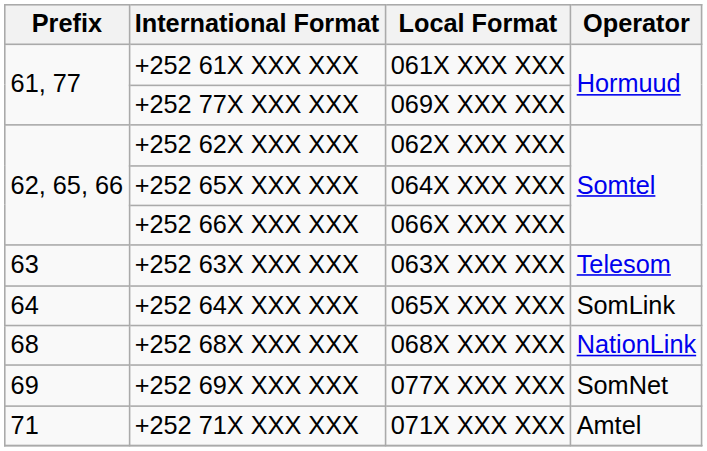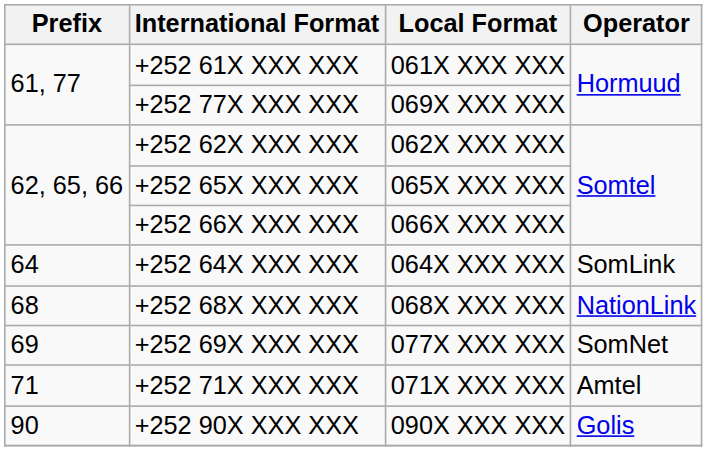(478, 184) 064X XXX XXX -> (478, 184) 065X XXX XXX
- row: (247, 265)
(478, 305) 065X XXX XXX -> (478, 265) 064X XXX XXX
+ row: (247, 425)
